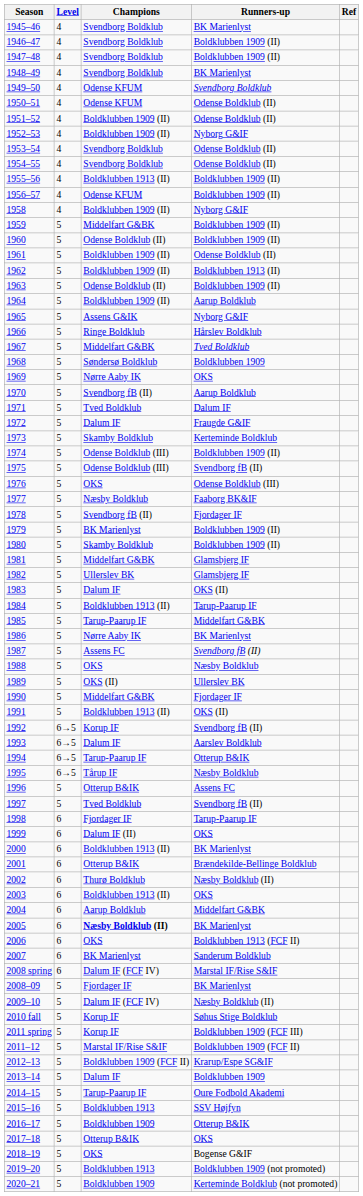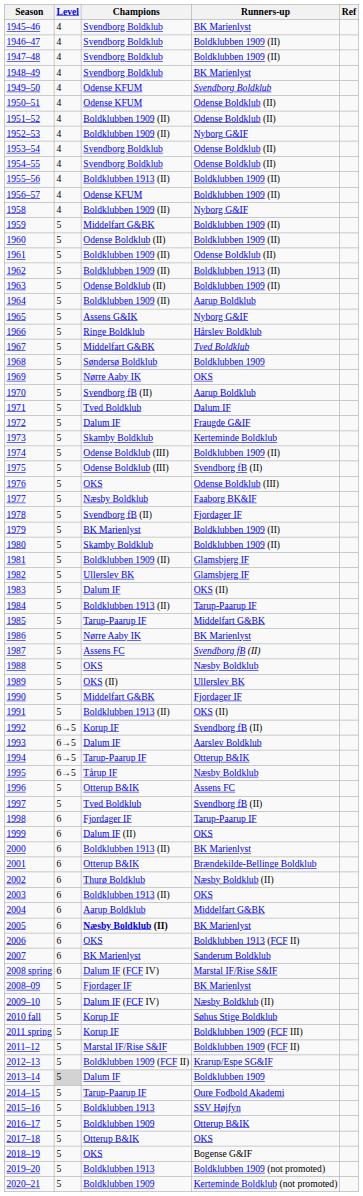(119, 560) Middelfart G&BK -> (127, 560) Boldklubben 1909 (II)
(59, 1077) no background -> (59, 1077) lightgrey background
